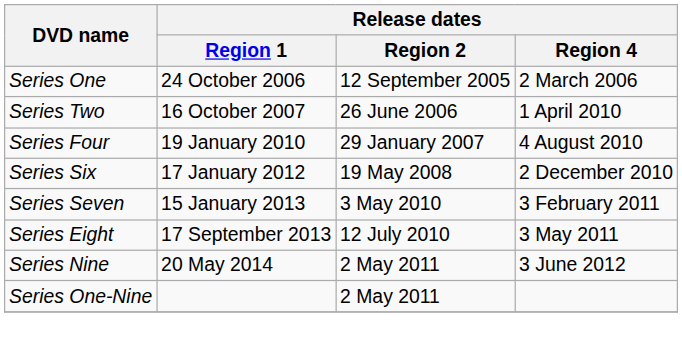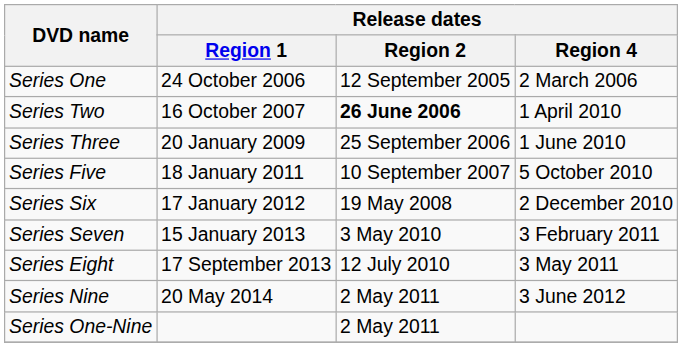(399, 111) normal -> (400, 111) bold
+ row: (64, 142)
- row: (59, 142)
+ row: (57, 173)
